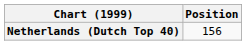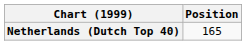(212, 31) 156 -> (212, 31) 165
